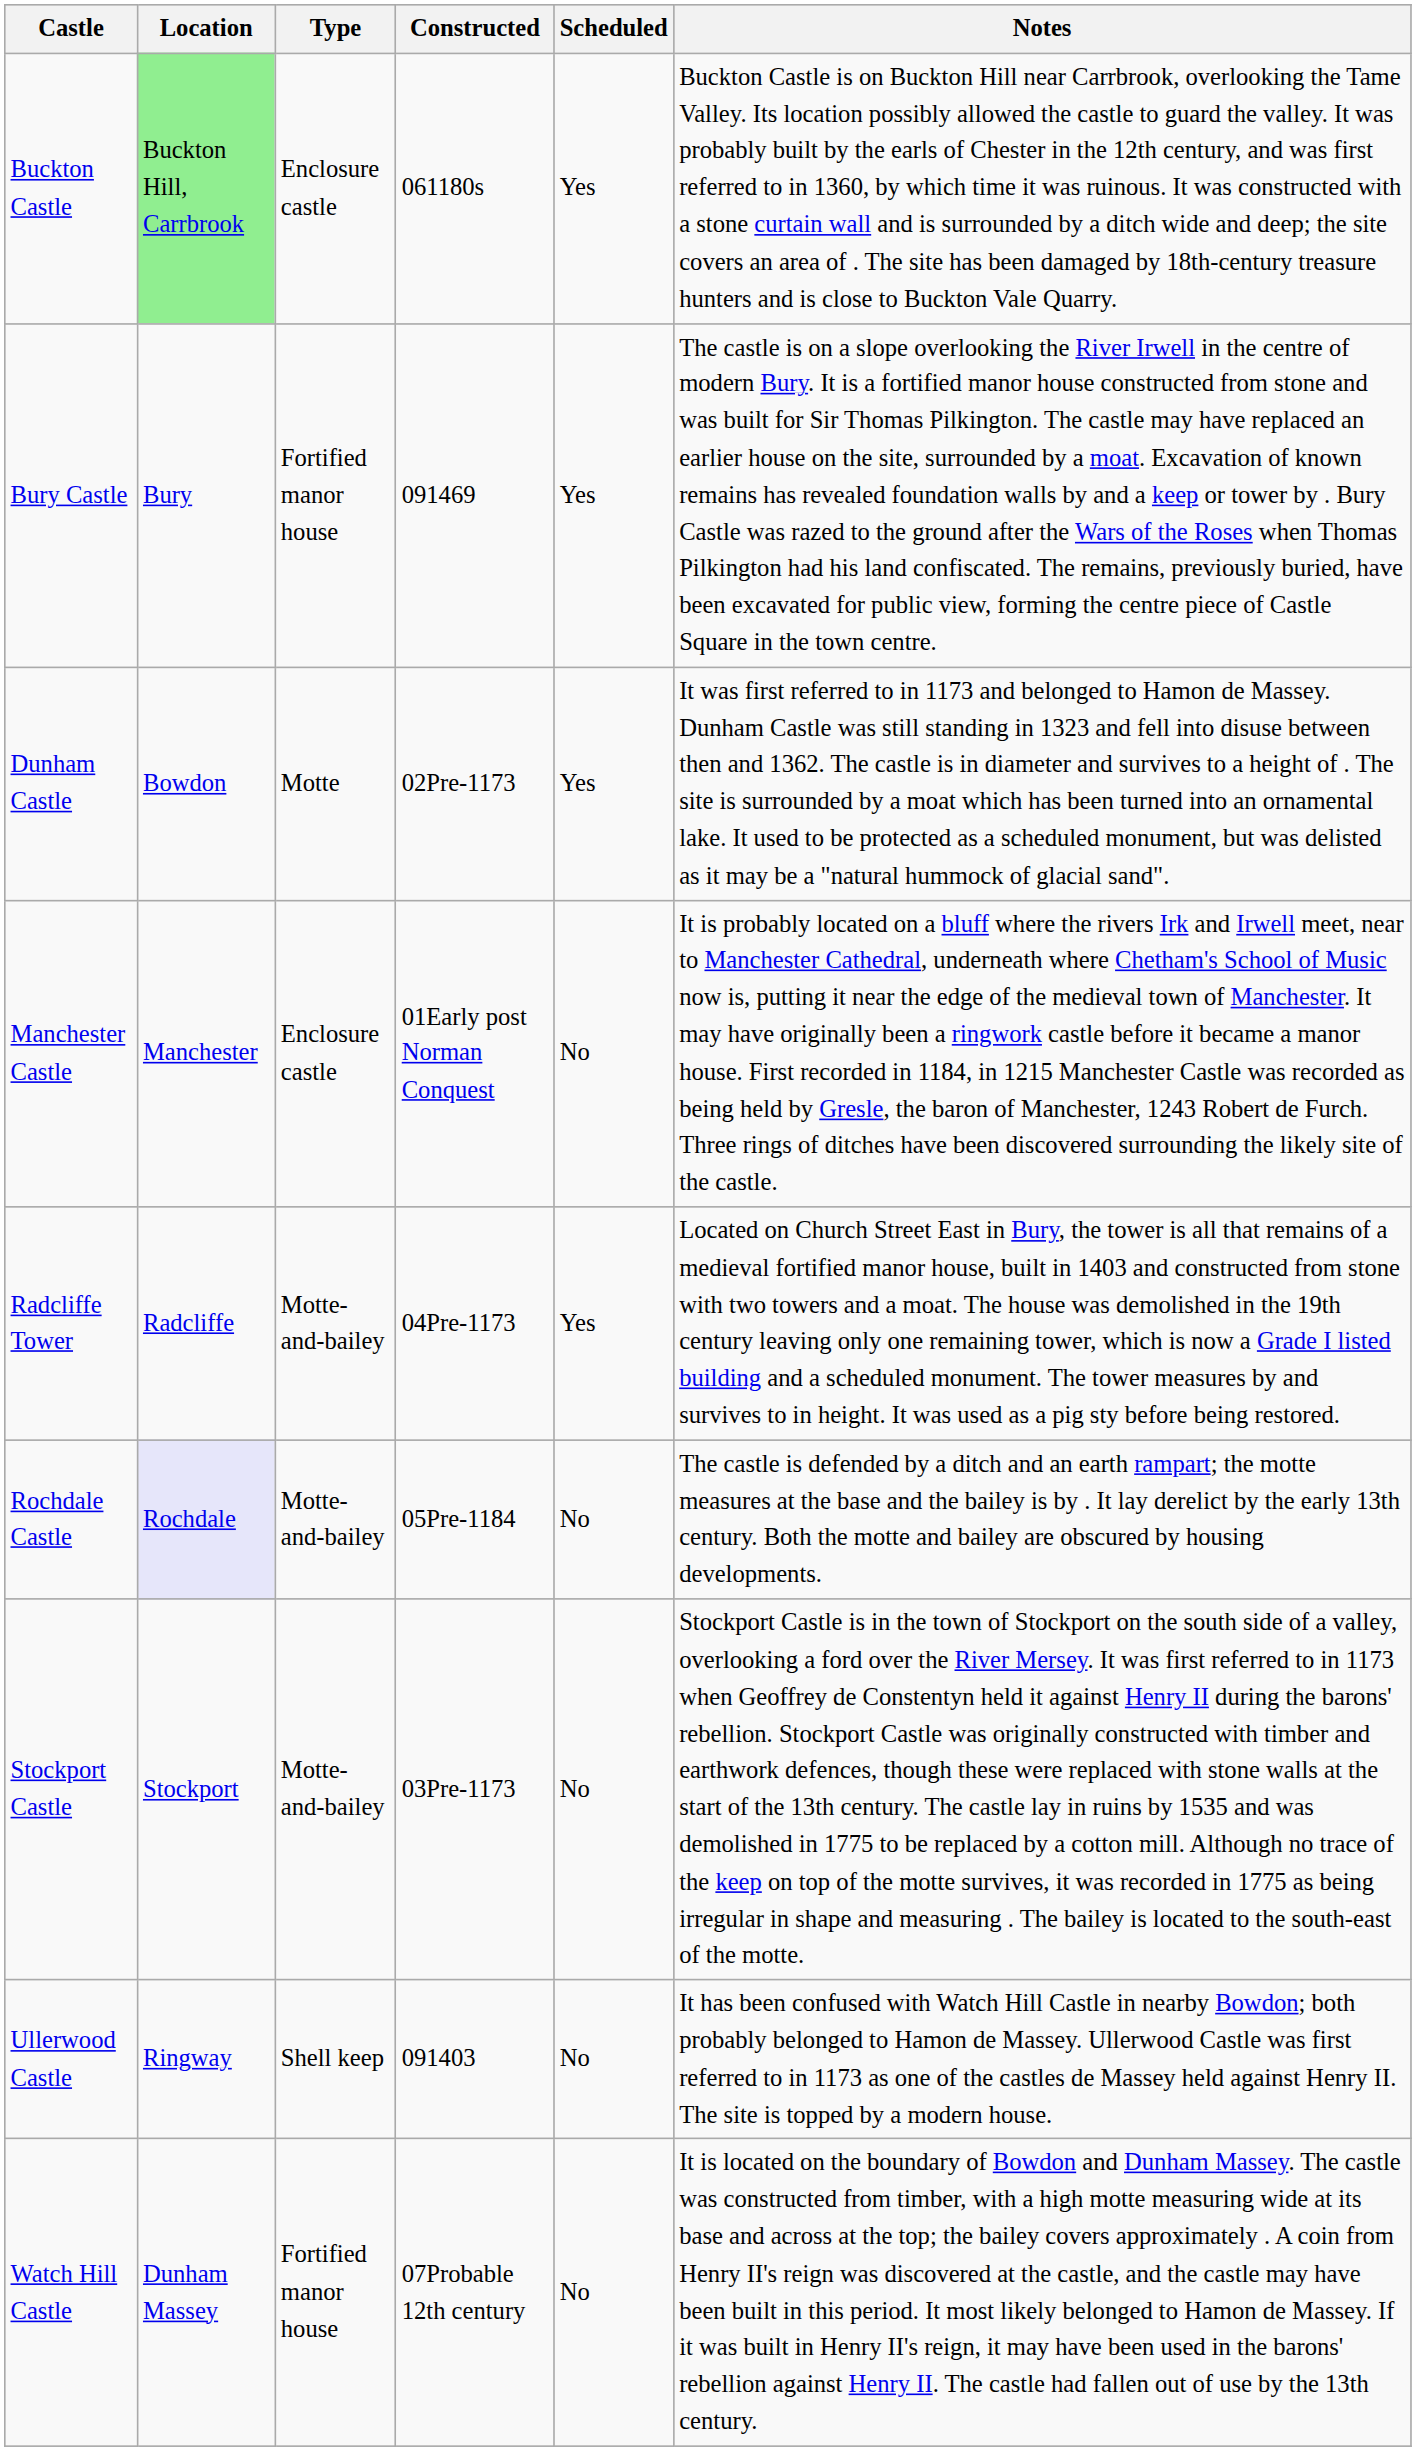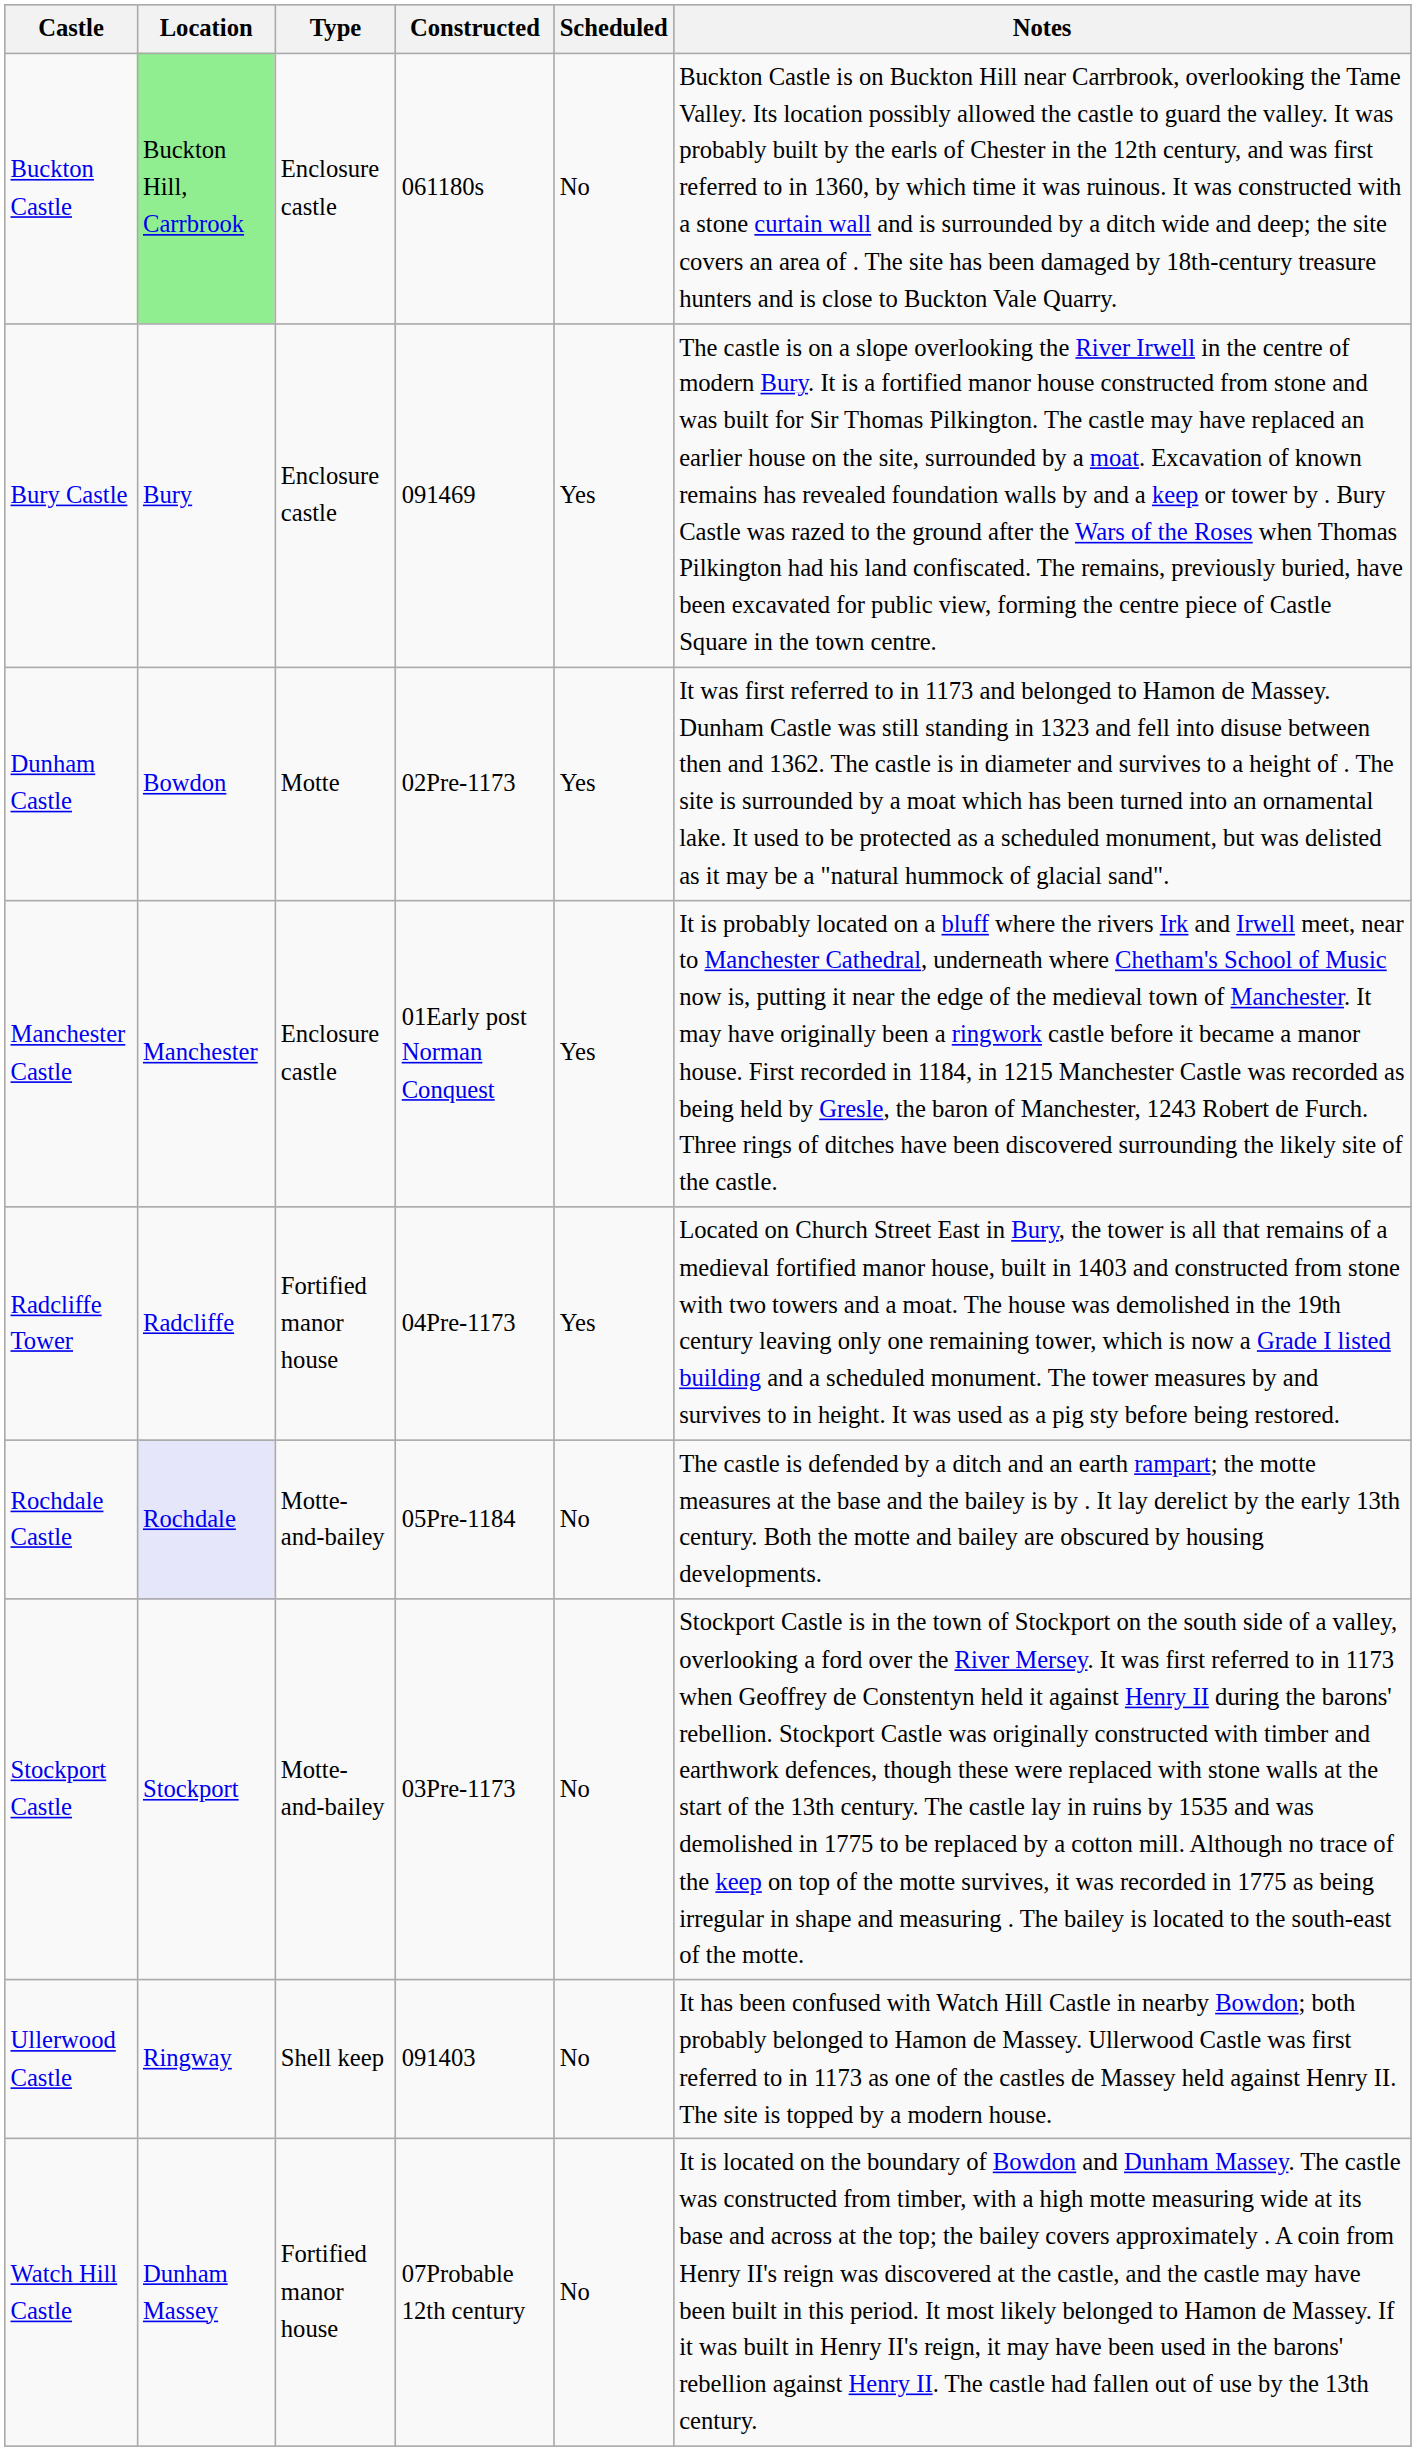(578, 187) Yes -> (575, 187) No
(324, 494) Fortified manor house -> (330, 494) Enclosure castle
(575, 1052) No -> (578, 1052) Yes
(333, 1322) Motte-and-bailey -> (324, 1322) Fortified manor house
